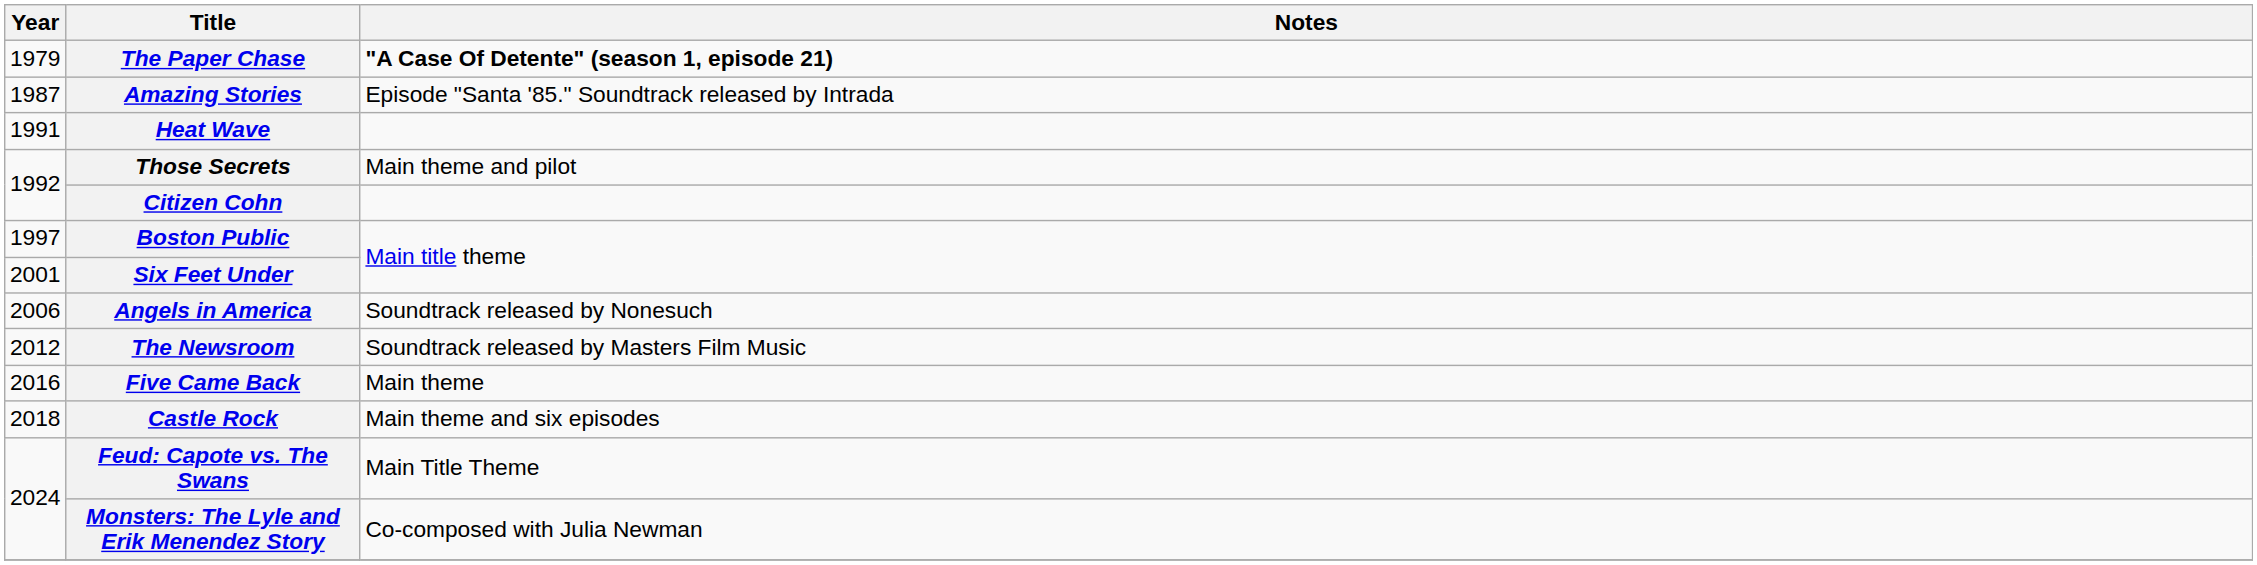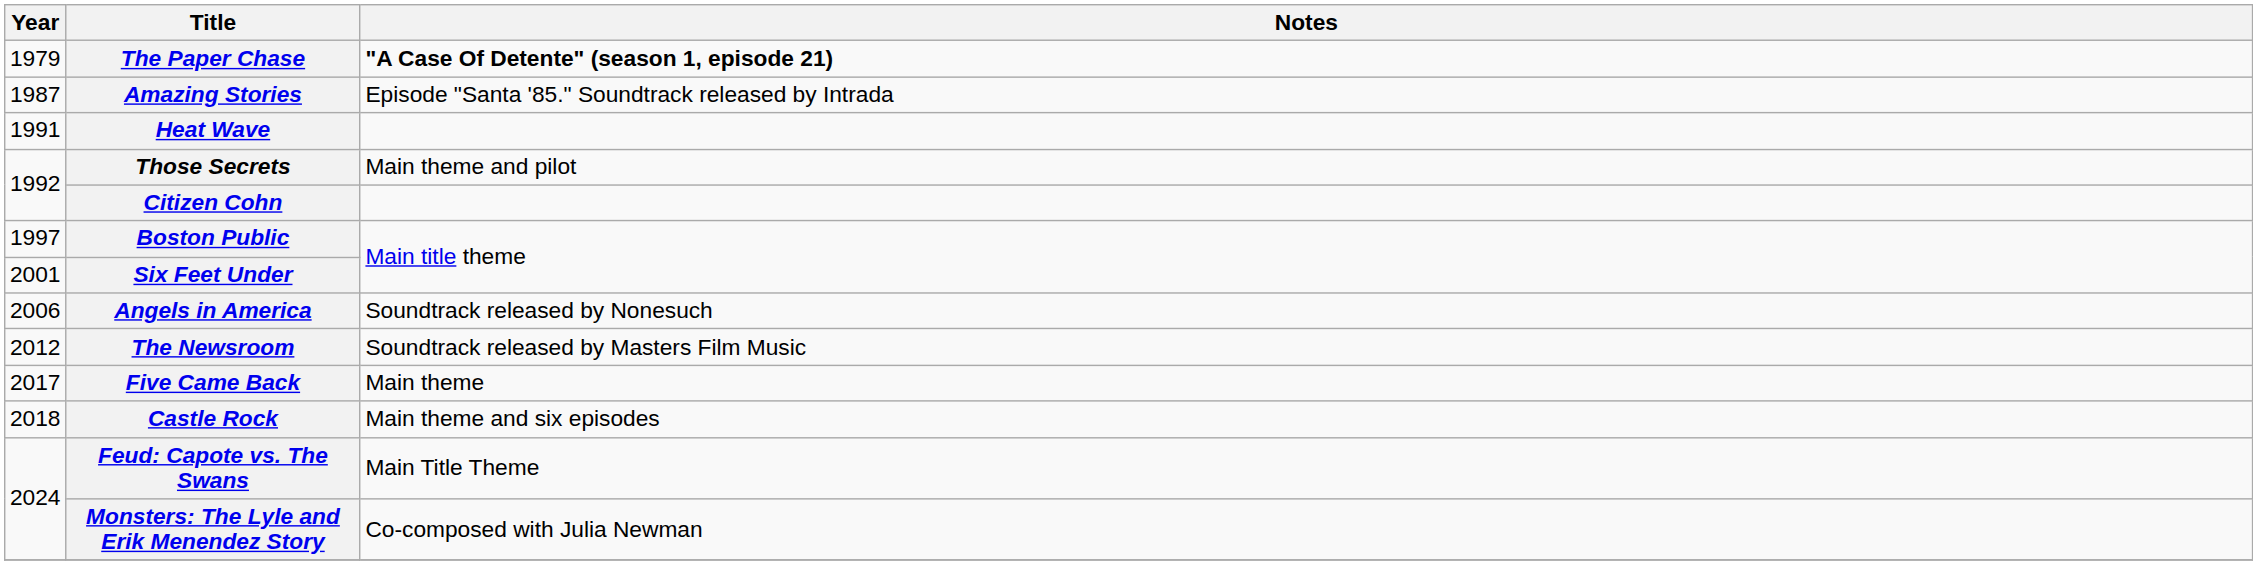(35, 382) 2016 -> (35, 382) 2017
